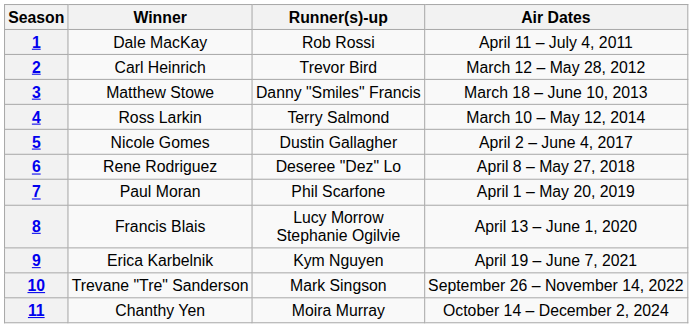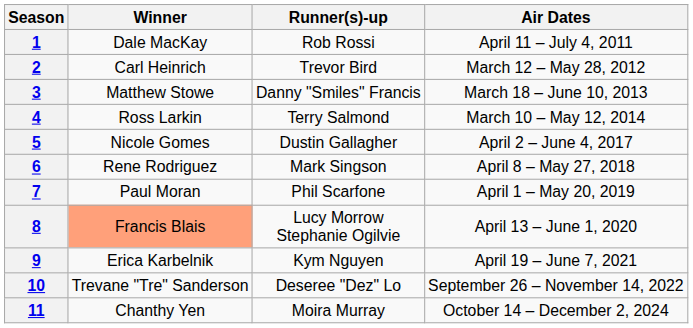(338, 167) Deseree "Dez" Lo -> (338, 167) Mark Singson
(160, 226) no background -> (160, 226) lightsalmon background
(338, 285) Mark Singson -> (338, 285) Deseree "Dez" Lo
